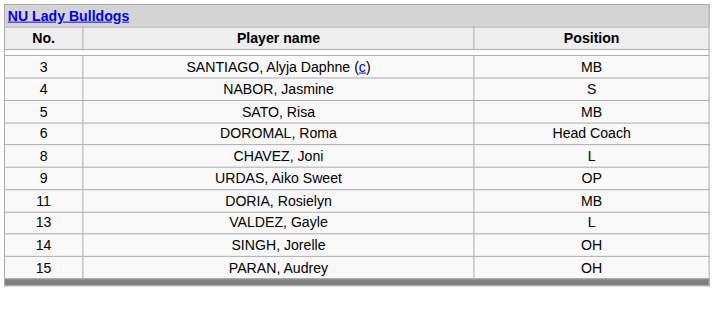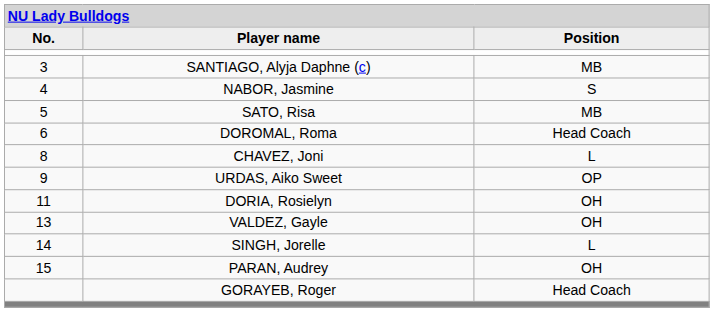(592, 201) MB -> (592, 201) OH
(592, 223) L -> (592, 223) OH
(592, 246) OH -> (592, 246) L
+ row: (44, 290)
